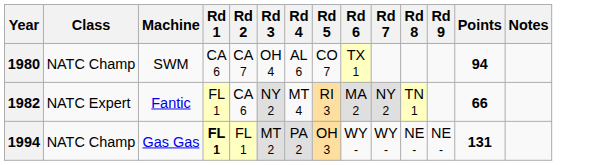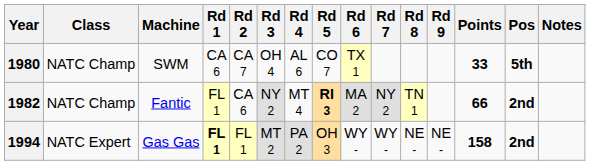+ column: (522, 24)
(480, 63) 94 -> (480, 63) 33
(89, 102) NATC Expert -> (91, 102) NATC Champ
(327, 102) normal -> (327, 102) bold
(91, 141) NATC Champ -> (89, 141) NATC Expert
(480, 141) 131 -> (480, 141) 158
